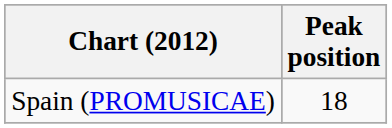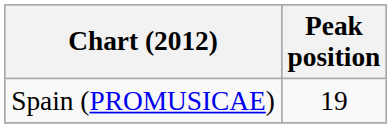(334, 100) 18 -> (334, 100) 19
